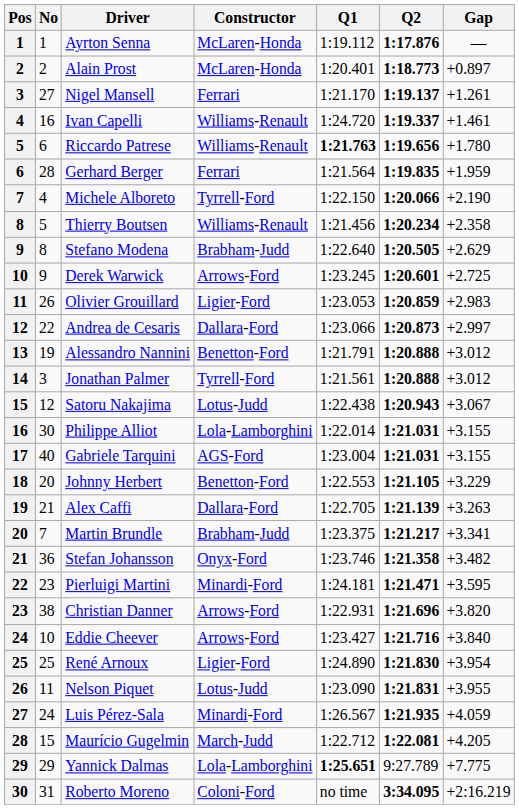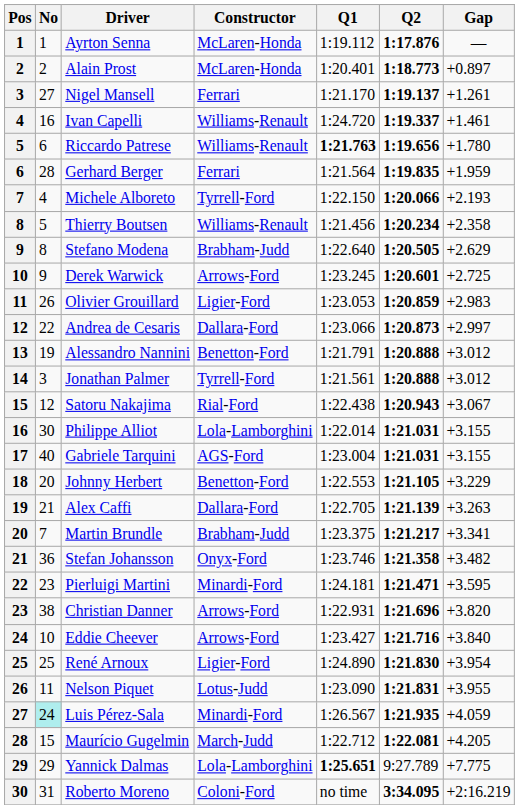(468, 198) +2.190 -> (468, 198) +2.193
(232, 404) Lotus-Judd -> (228, 404) Rial-Ford
(47, 714) no background -> (47, 714) paleturquoise background
